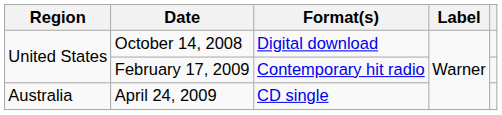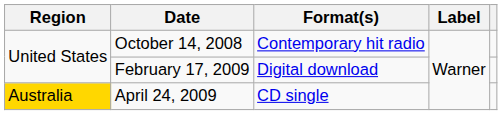(318, 43) Digital download -> (341, 43) Contemporary hit radio
(341, 69) Contemporary hit radio -> (318, 69) Digital download
(40, 95) no background -> (40, 95) gold background
